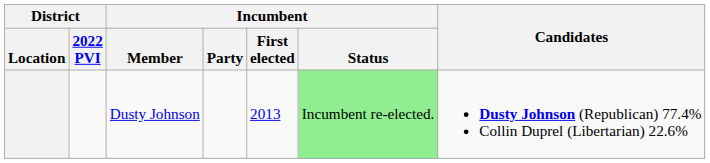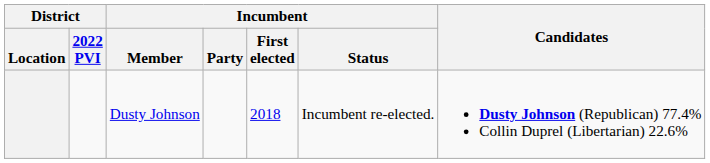(265, 114) 2013 -> (265, 114) 2018
(368, 114) lightgreen background -> (368, 114) no background
